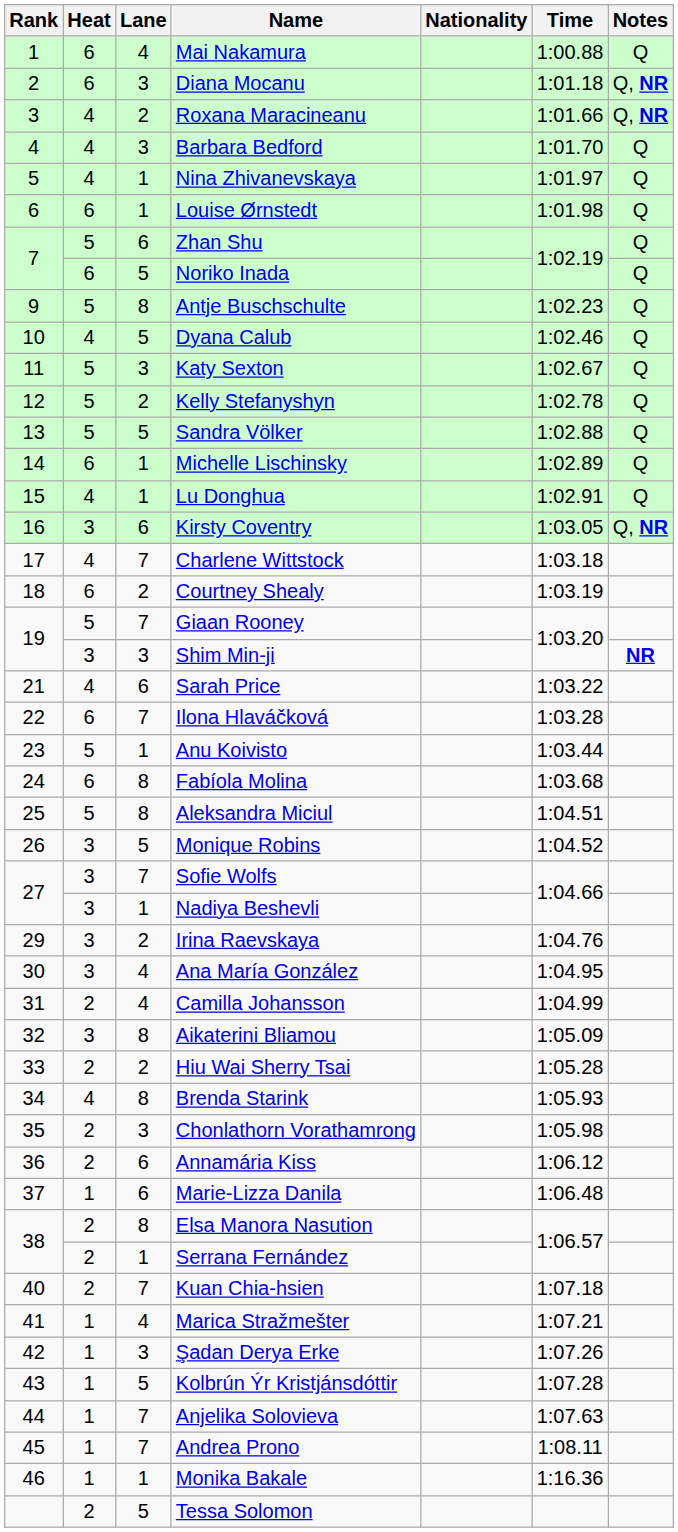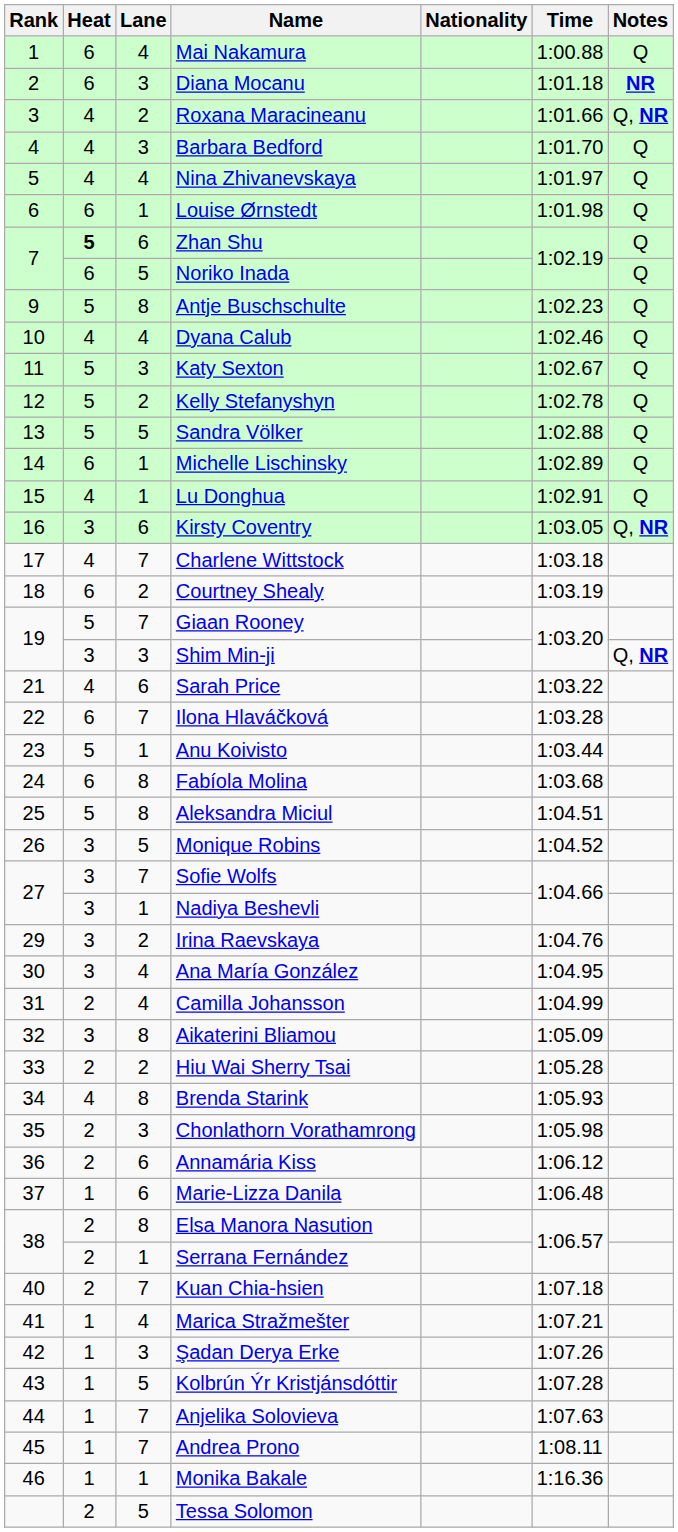(640, 83) Q, NR -> (640, 83) NR
(143, 178) 1 -> (143, 178) 4
(89, 242) normal -> (89, 242) bold
(143, 337) 5 -> (143, 337) 4
(640, 654) NR -> (640, 654) Q, NR
